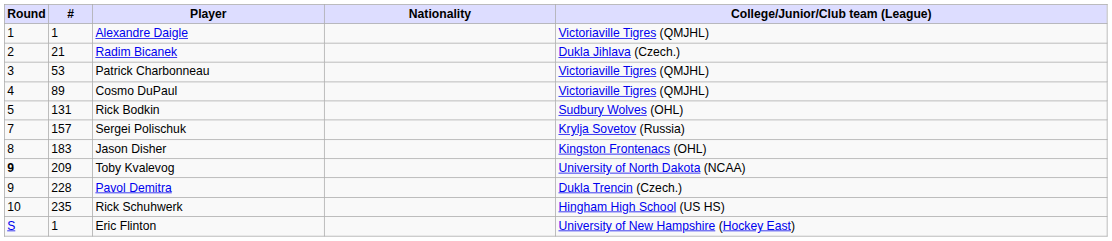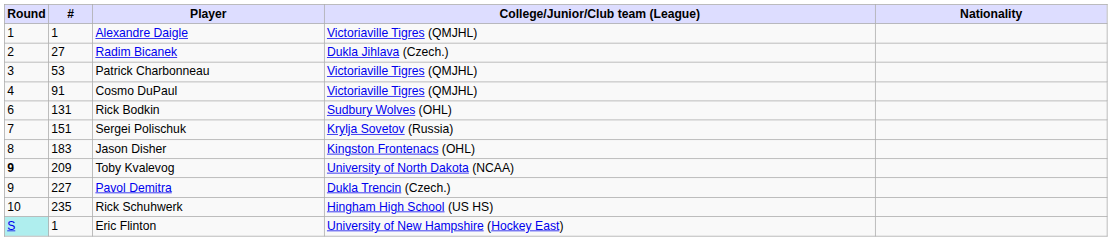columns swapped: (440, 14) <-> (831, 14)
(58, 52) 21 -> (58, 52) 27
(58, 91) 89 -> (58, 91) 91
(11, 110) 5 -> (11, 110) 6
(61, 129) 157 -> (61, 129) 151
(61, 187) 228 -> (61, 187) 227
(11, 226) no background -> (11, 226) paleturquoise background
